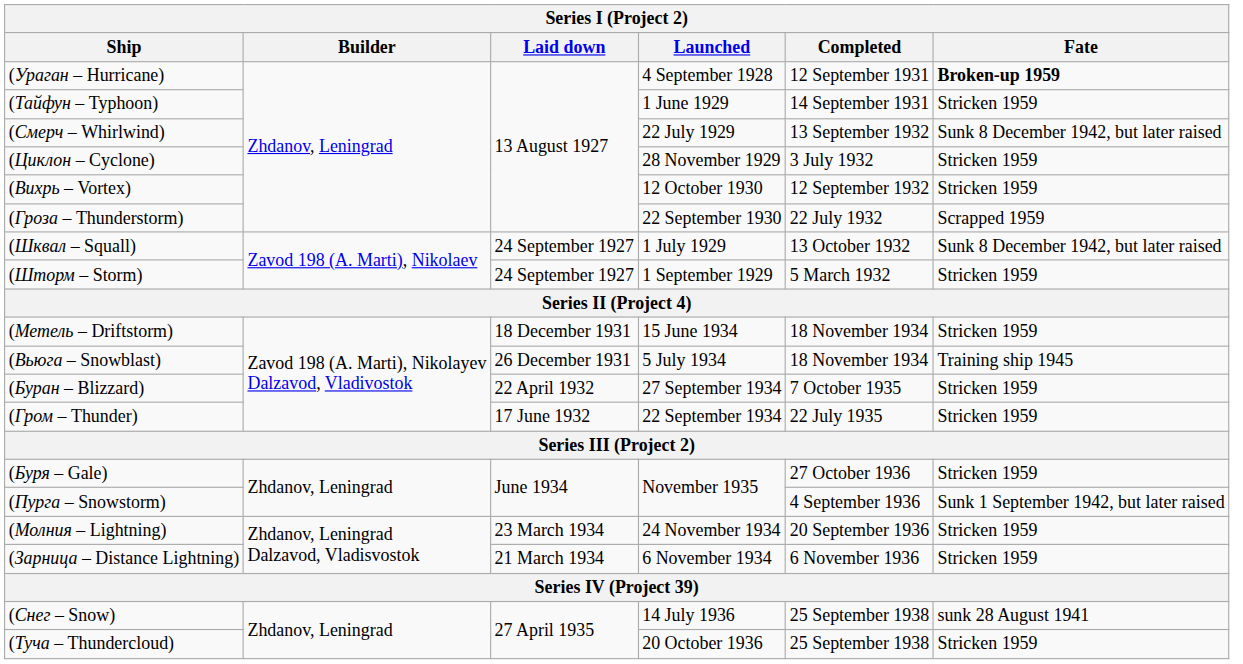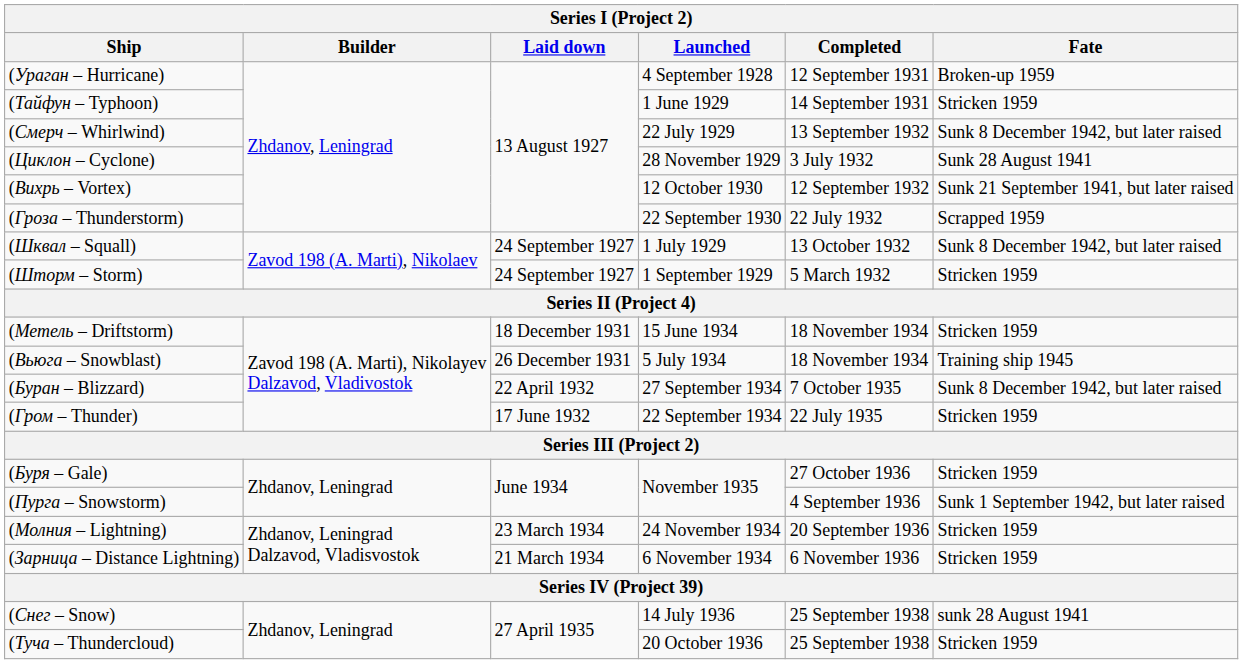(999, 75) bold -> (996, 75) normal
(987, 160) Stricken 1959 -> (1015, 160) Sunk 28 August 1941
(987, 189) Stricken 1959 -> (1085, 189) Sunk 21 September 1941, but later raised
(987, 388) Stricken 1959 -> (1080, 388) Sunk 8 December 1942, but later raised
